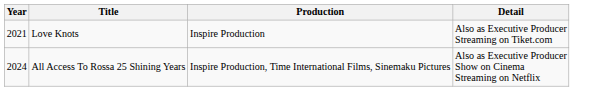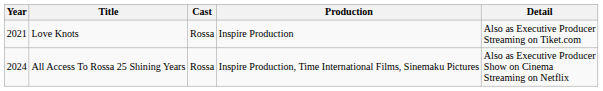+ column: (202, 12)
